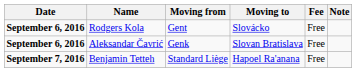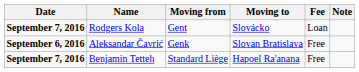(45, 28) September 6, 2016 -> (45, 28) September 7, 2016
(316, 28) Free -> (318, 28) Loan
